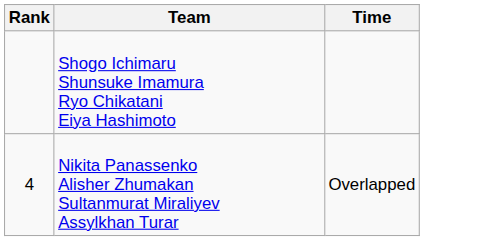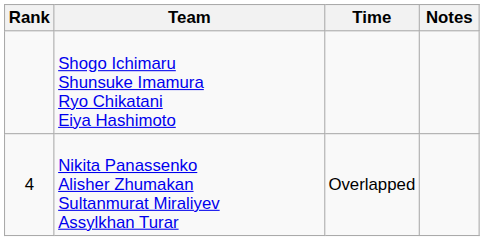+ column: (449, 17)
